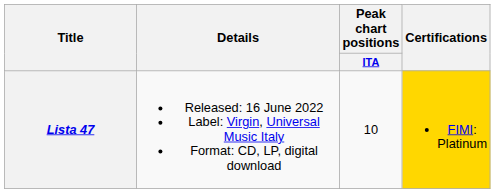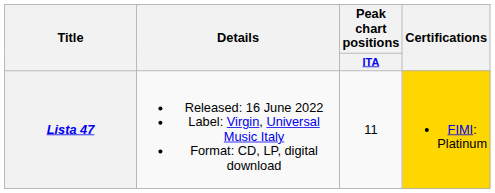(371, 129) 10 -> (371, 129) 11
